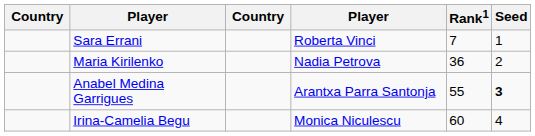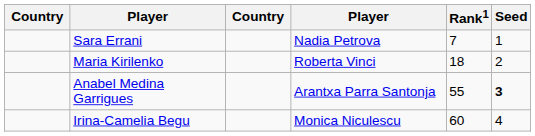(335, 40) Roberta Vinci -> (337, 40) Nadia Petrova
(337, 62) Nadia Petrova -> (335, 62) Roberta Vinci
(457, 62) 36 -> (457, 62) 18
